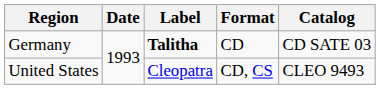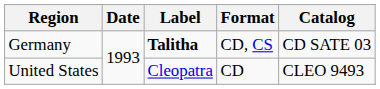(232, 44) CD -> (247, 44) CD, CS
(247, 71) CD, CS -> (232, 71) CD
